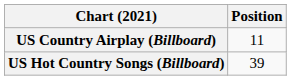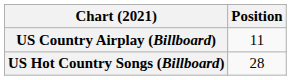(257, 63) 39 -> (257, 63) 28
